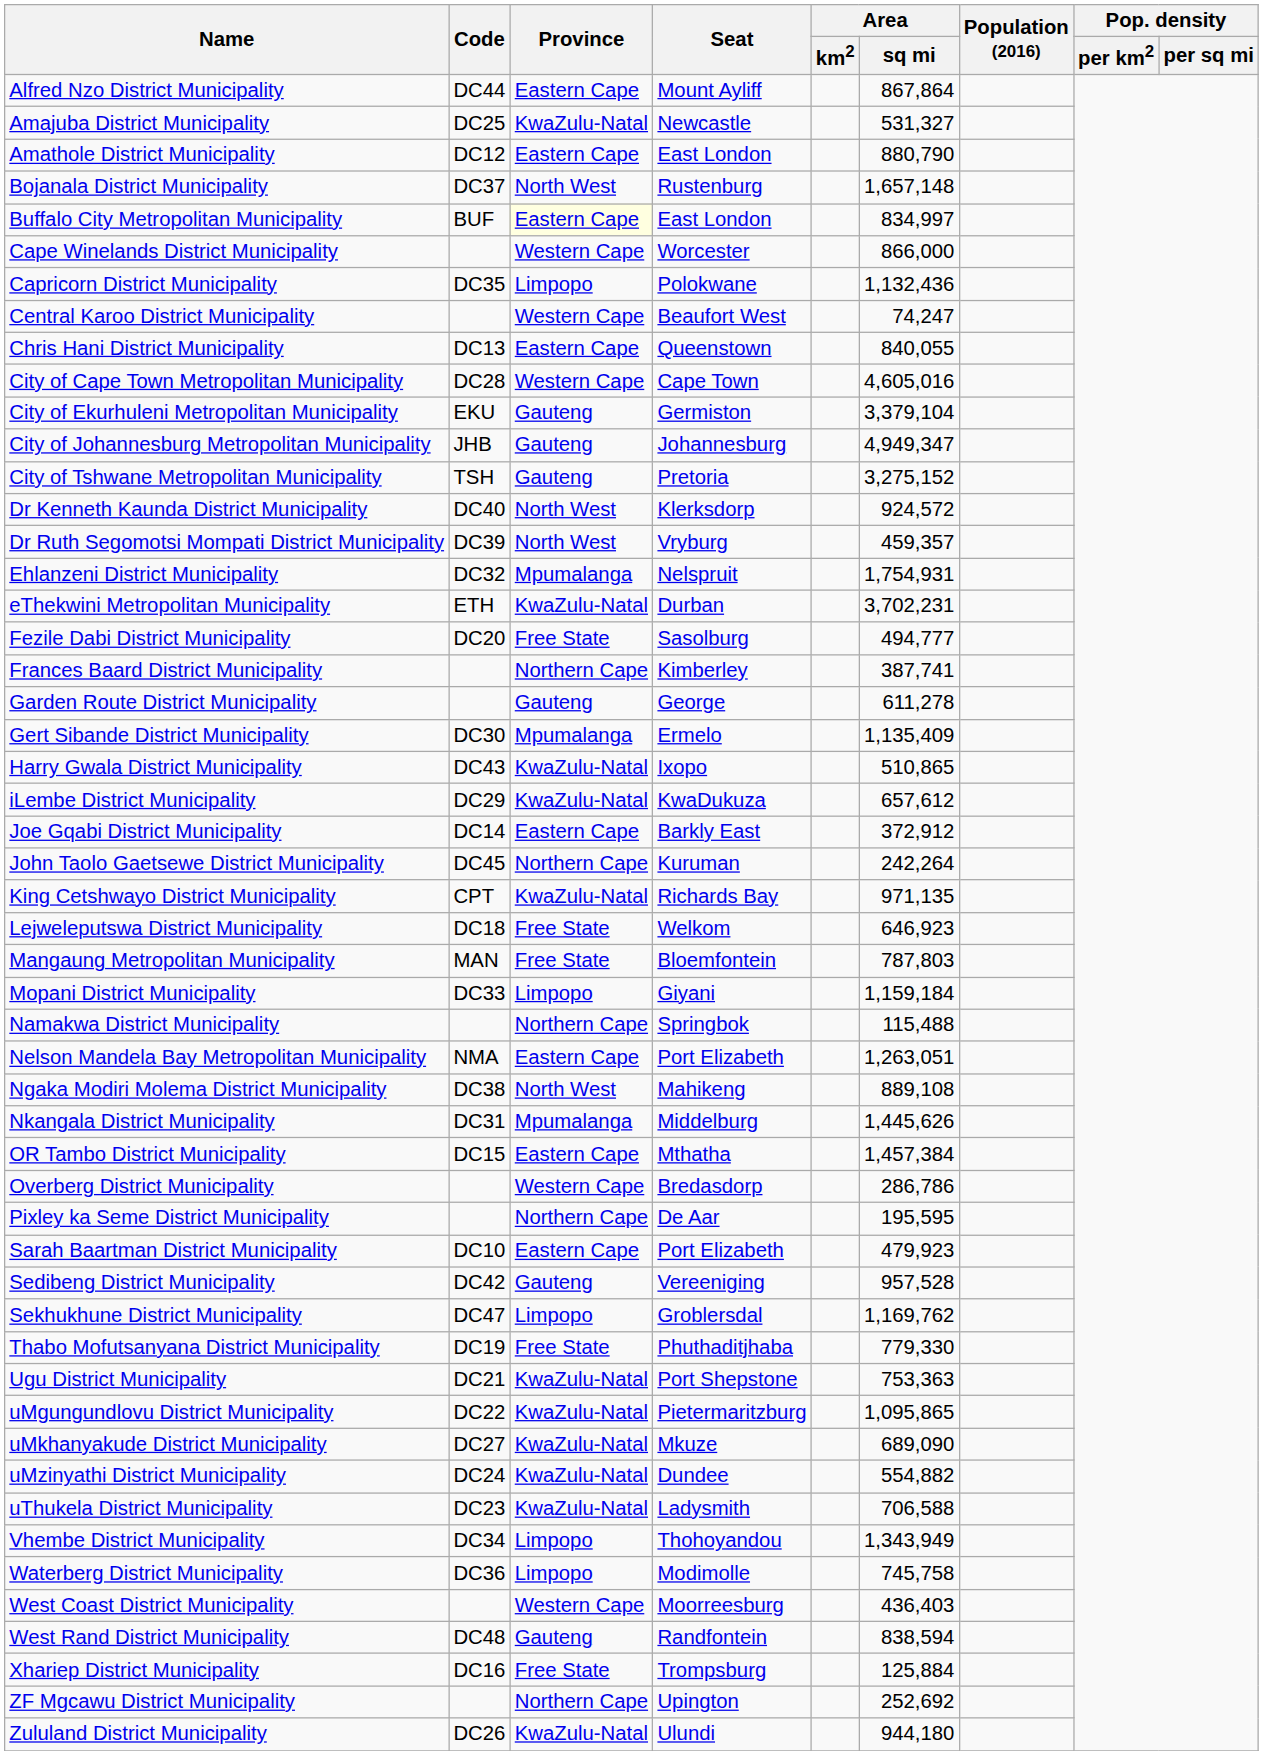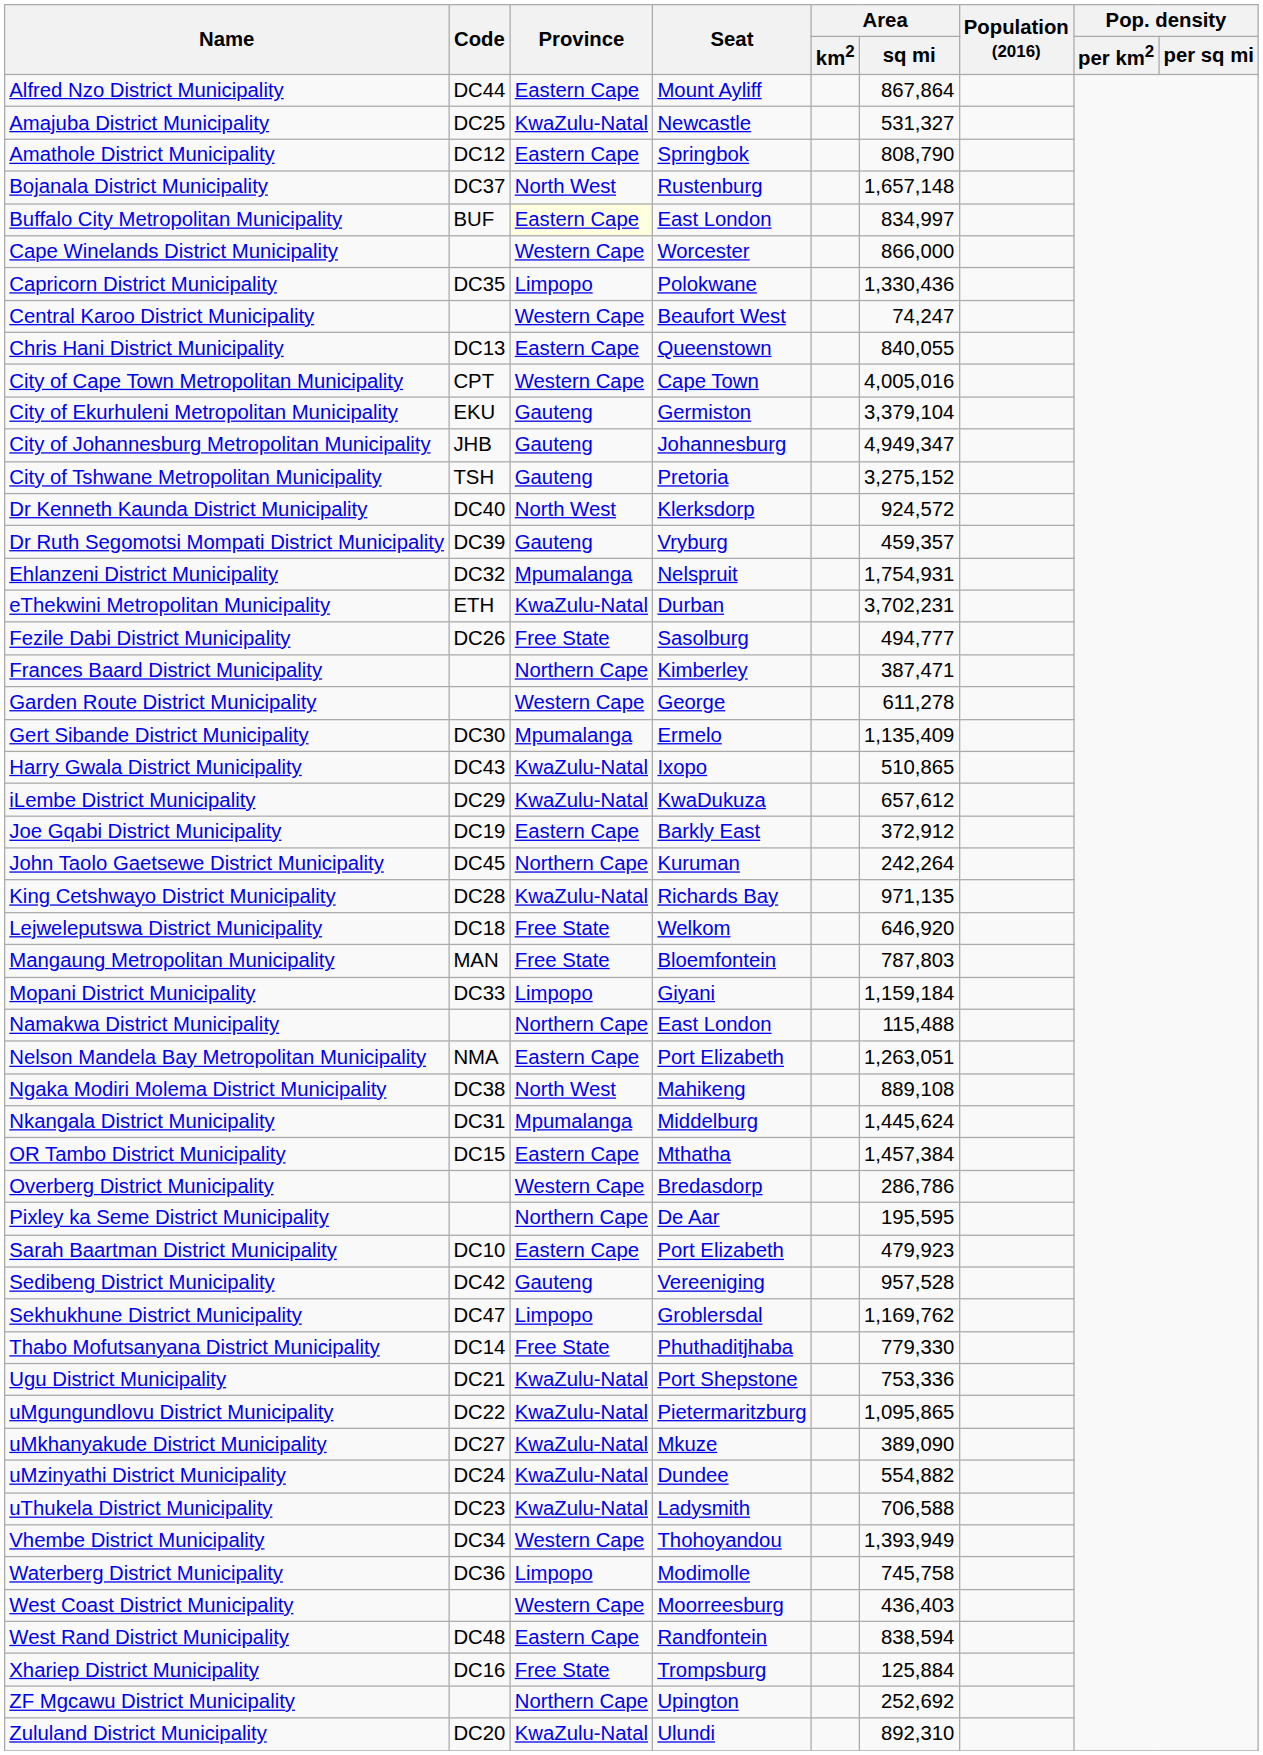(714, 155) East London -> (703, 155) Springbok
(918, 155) 880,790 -> (918, 155) 808,790
(909, 283) 1,132,436 -> (909, 283) 1,330,436
(479, 380) DC28 -> (474, 380) CPT
(909, 380) 4,605,016 -> (909, 380) 4,005,016
(565, 541) North West -> (554, 541) Gauteng
(479, 638) DC20 -> (479, 638) DC26
(918, 670) 387,741 -> (918, 670) 387,471
(554, 702) Gauteng -> (580, 702) Western Cape
(479, 831) DC14 -> (479, 831) DC19
(474, 896) CPT -> (479, 896) DC28
(918, 928) 646,923 -> (918, 928) 646,920
(703, 1025) Springbok -> (714, 1025) East London
(909, 1121) 1,445,626 -> (909, 1121) 1,445,624
(479, 1347) DC19 -> (479, 1347) DC14
(918, 1379) 753,363 -> (918, 1379) 753,336
(918, 1444) 689,090 -> (918, 1444) 389,090
(554, 1540) Limpopo -> (580, 1540) Western Cape
(909, 1540) 1,343,949 -> (909, 1540) 1,393,949
(554, 1637) Gauteng -> (577, 1637) Eastern Cape
(479, 1734) DC26 -> (479, 1734) DC20
(918, 1734) 944,180 -> (918, 1734) 892,310
